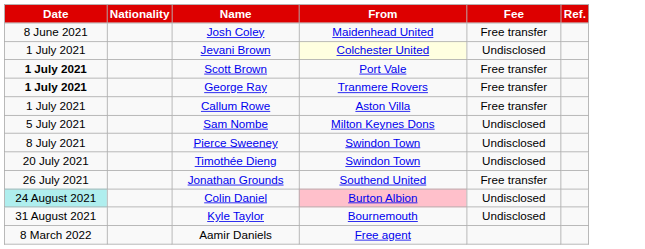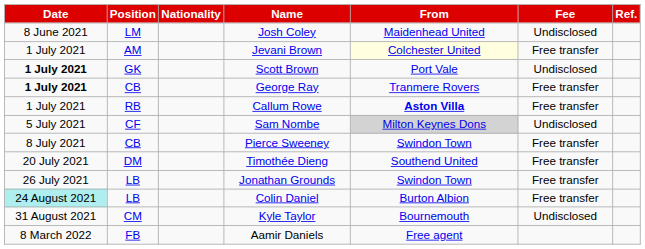+ column: (133, 14)
(514, 32) Free transfer -> (565, 32) Undisclosed
(514, 51) Undisclosed -> (565, 51) Free transfer
(514, 69) Free transfer -> (565, 69) Undisclosed
(383, 106) normal -> (434, 106) bold
(383, 125) no background -> (434, 125) lightgrey background
(514, 143) Undisclosed -> (565, 143) Free transfer
(383, 161) Swindon Town -> (434, 161) Southend United
(514, 161) Undisclosed -> (565, 161) Free transfer
(383, 180) Southend United -> (434, 180) Swindon Town
(383, 198) pink background -> (434, 198) no background
(514, 198) Undisclosed -> (565, 198) Free transfer
